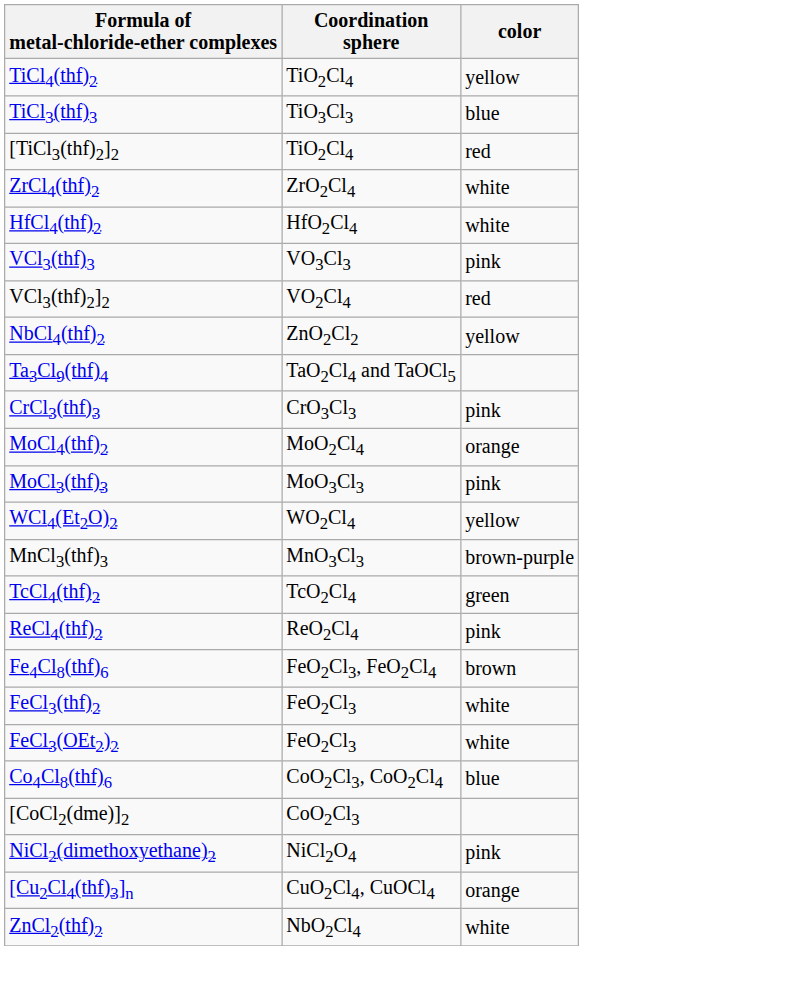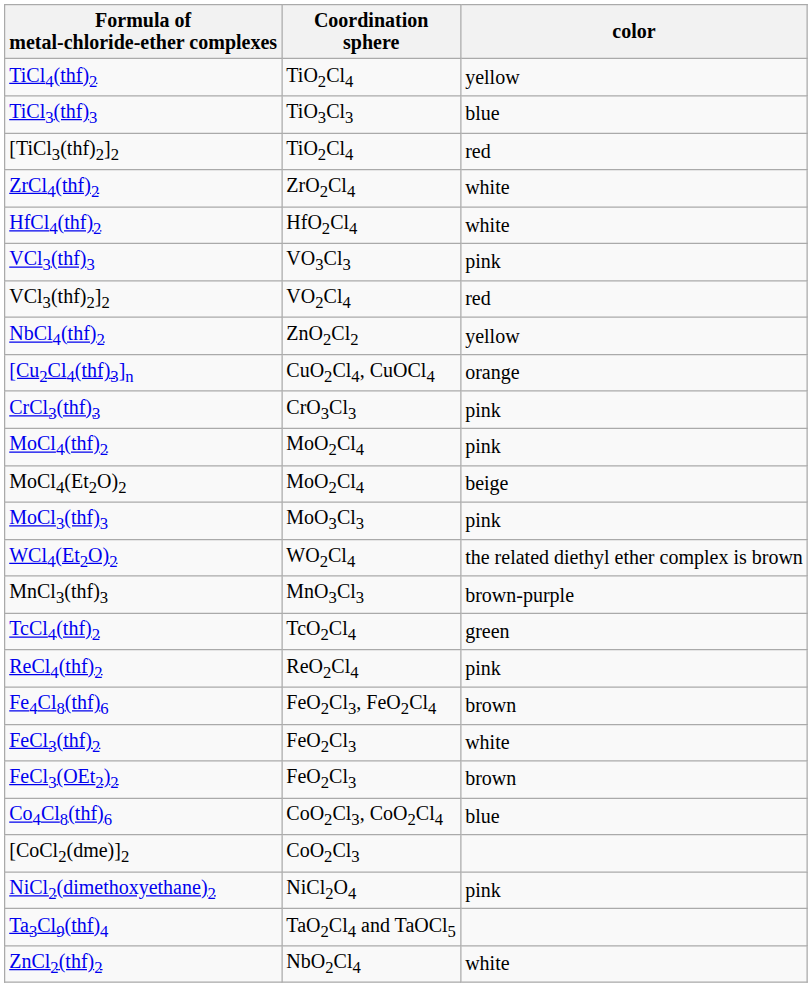rows swapped: (59, 372) <-> (71, 890)
(492, 446) orange -> (483, 446) pink
+ row: (68, 483)
(492, 520) yellow -> (634, 557) the related diethyl ether complex is brown
(487, 742) white -> (491, 779) brown
